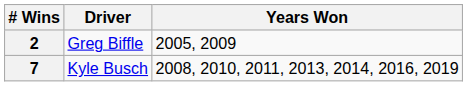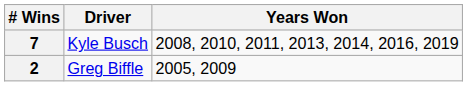rows swapped: (34, 68) <-> (34, 43)
